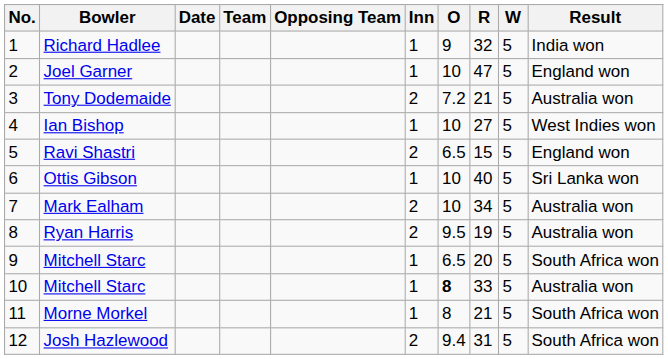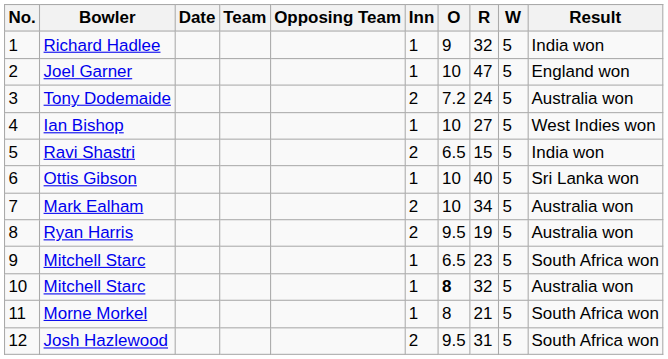(483, 98) 21 -> (483, 98) 24
(581, 152) England won -> (568, 152) India won
(483, 260) 20 -> (483, 260) 23
(483, 286) 33 -> (483, 286) 32
(454, 340) 9.4 -> (454, 340) 9.5
